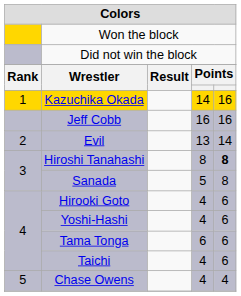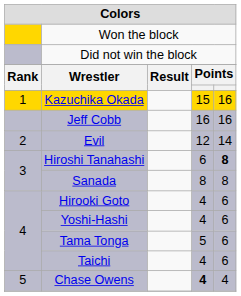(203, 100) 14 -> (203, 100) 15
(203, 140) 13 -> (203, 140) 12
(203, 160) 8 -> (203, 160) 6
(203, 180) 5 -> (203, 180) 8
(203, 240) 6 -> (203, 240) 5
(203, 280) normal -> (203, 280) bold
